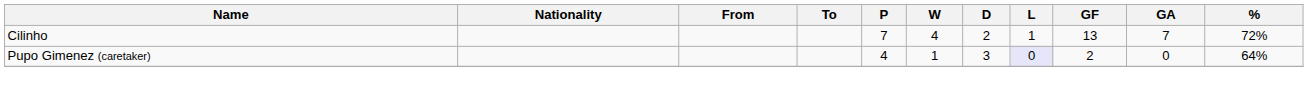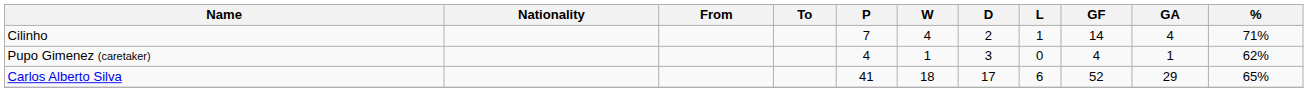(1090, 36) 13 -> (1096, 36) 14
(1166, 36) 7 -> (1170, 36) 4
(1254, 36) 72% -> (1256, 36) 71%
(1032, 57) lavender background -> (1040, 57) no background
(1090, 57) 2 -> (1096, 57) 4
(1166, 57) 0 -> (1170, 57) 1
(1254, 57) 64% -> (1256, 57) 62%
+ row: (65, 77)
